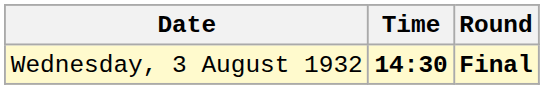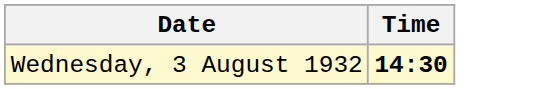- column: (496, 25)
